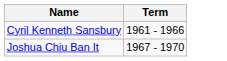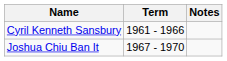+ column: (204, 13)
